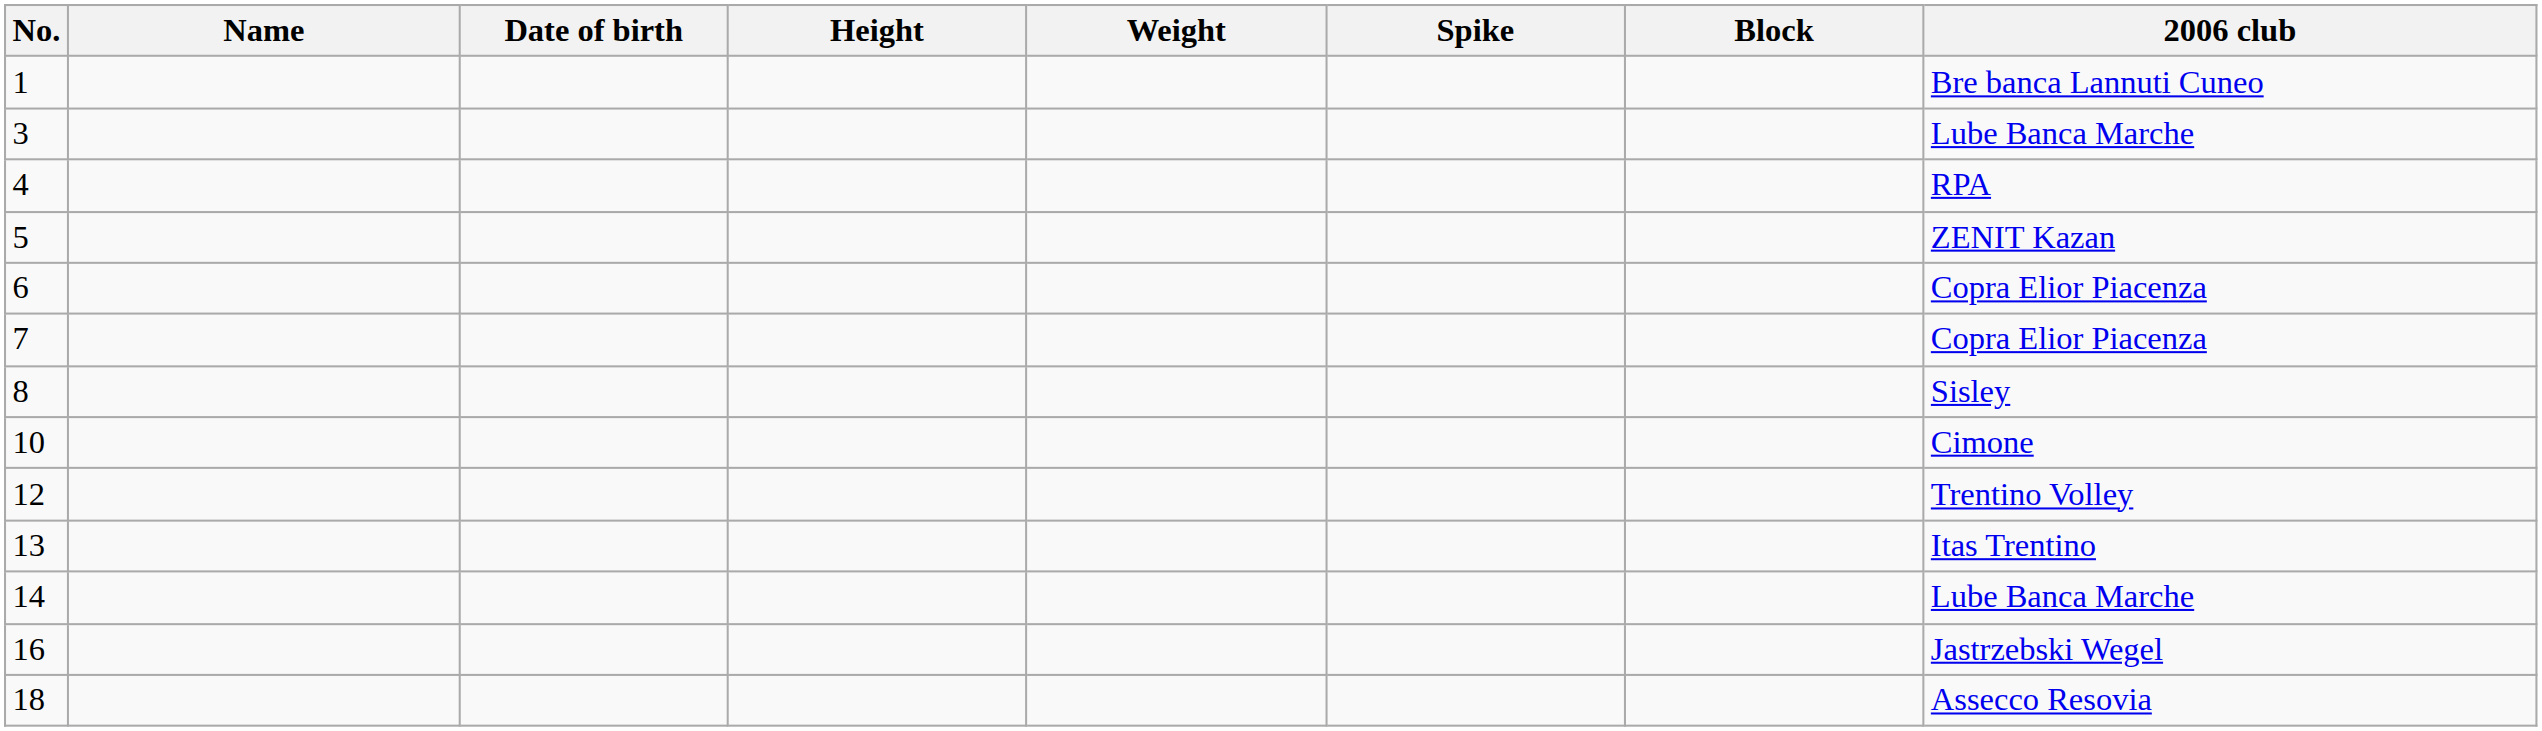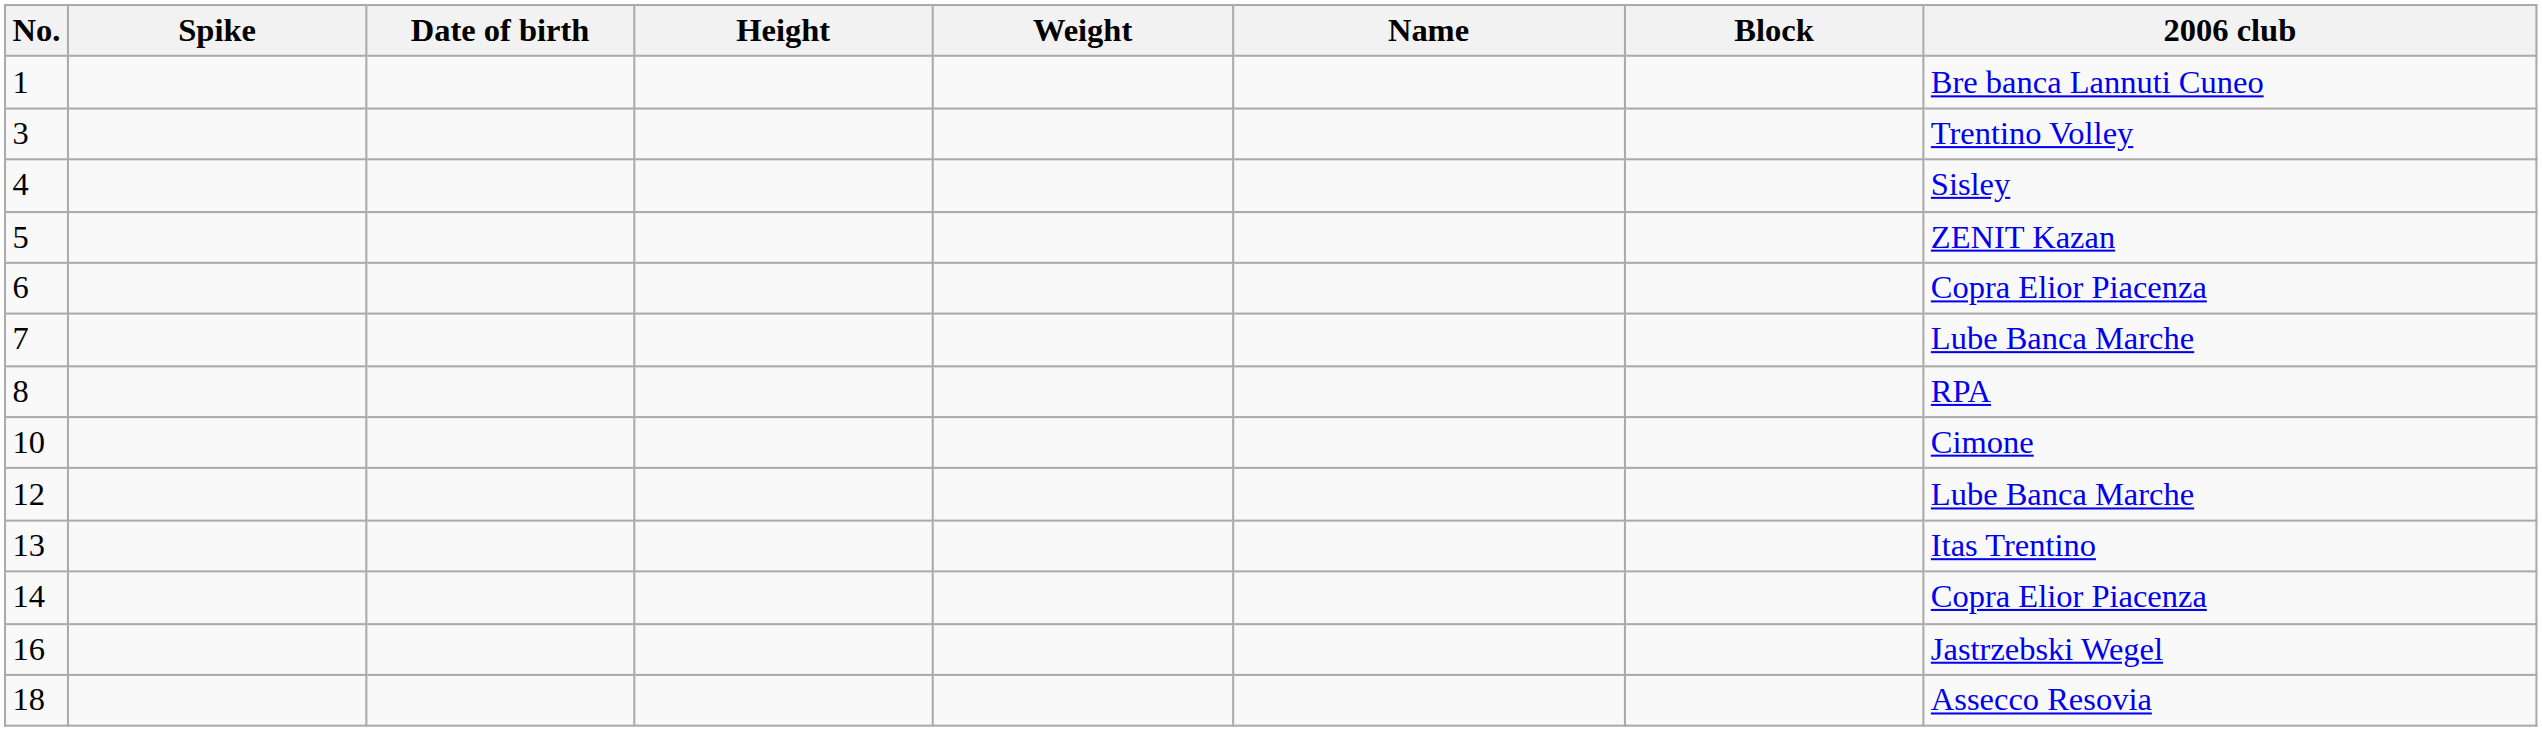columns swapped: (264, 30) <-> (1475, 30)
(2063, 133) Lube Banca Marche -> (2032, 133) Trentino Volley
(1961, 184) RPA -> (1971, 184) Sisley
(2069, 339) Copra Elior Piacenza -> (2063, 339) Lube Banca Marche
(1971, 390) Sisley -> (1961, 390) RPA
(2032, 493) Trentino Volley -> (2063, 493) Lube Banca Marche
(2063, 596) Lube Banca Marche -> (2069, 596) Copra Elior Piacenza
